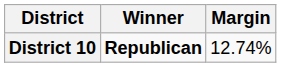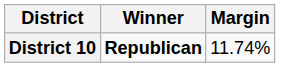(241, 47) 12.74% -> (240, 47) 11.74%
